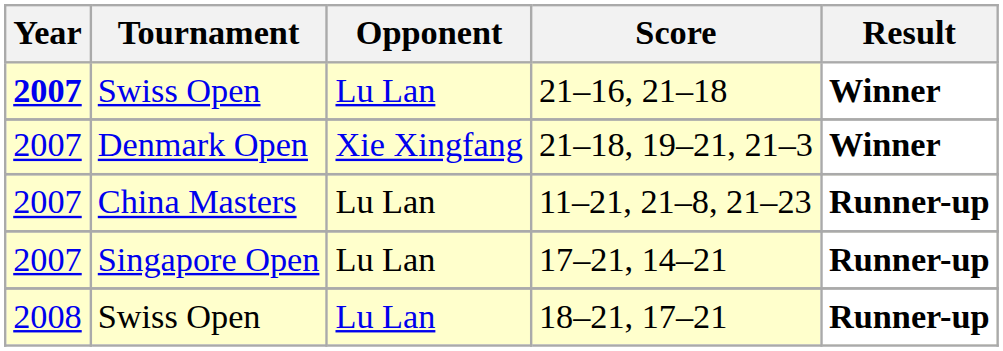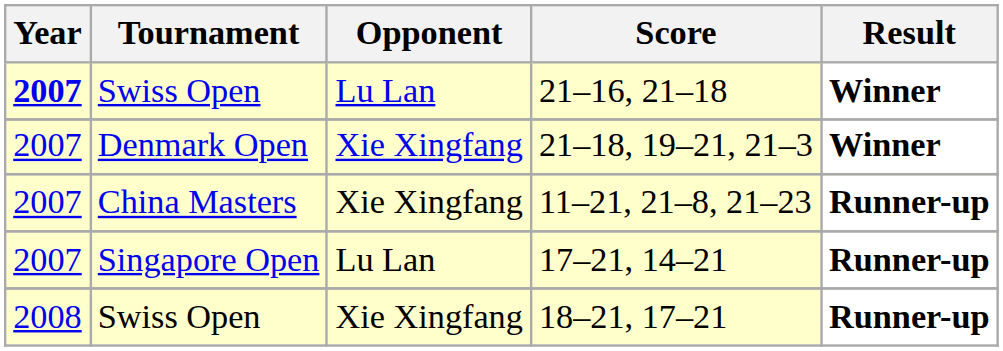(385, 202) Lu Lan -> (429, 202) Xie Xingfang
(385, 315) Lu Lan -> (429, 315) Xie Xingfang
